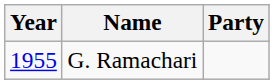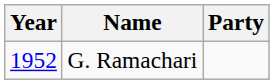(33, 60) 1955 -> (33, 60) 1952
